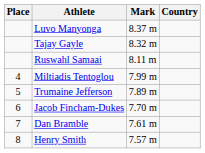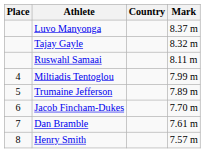columns swapped: (180, 12) <-> (143, 12)
